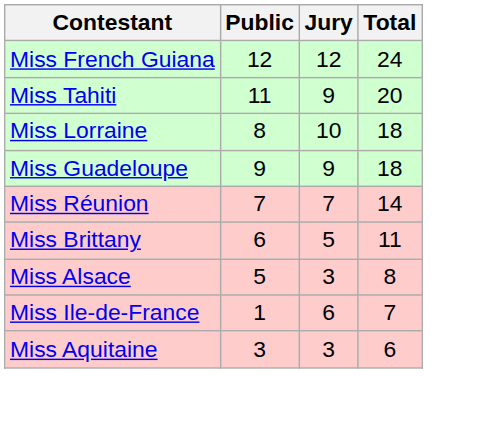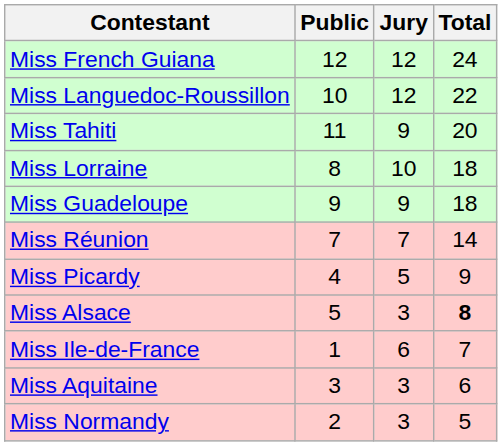+ row: (150, 95)
- row: (75, 240)
+ row: (75, 276)
(390, 276) normal -> (465, 312) bold
+ row: (89, 421)
